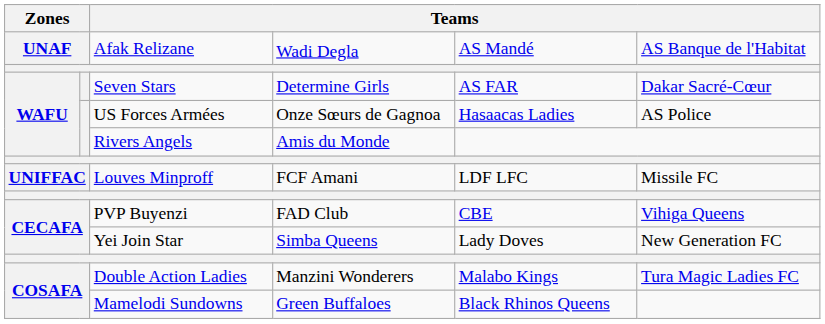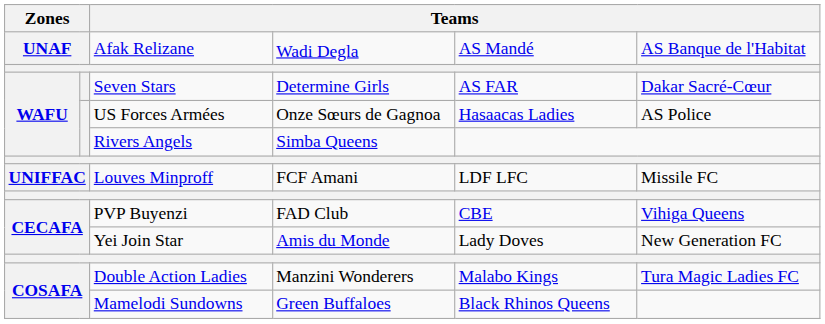(333, 141) Amis du Monde -> (327, 141) Simba Queens
(327, 240) Simba Queens -> (333, 240) Amis du Monde
